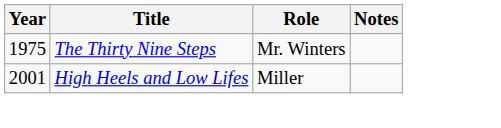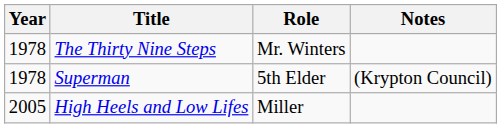(27, 48) 1975 -> (27, 48) 1978
+ row: (92, 78)
(27, 78) 2001 -> (27, 107) 2005
